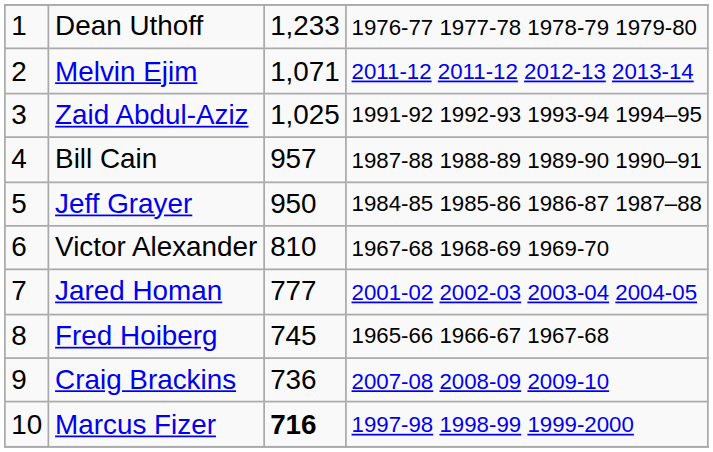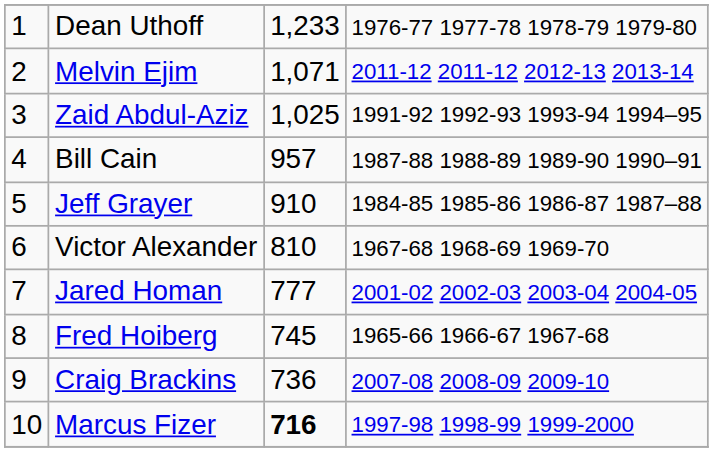(293, 203) 950 -> (293, 203) 910
